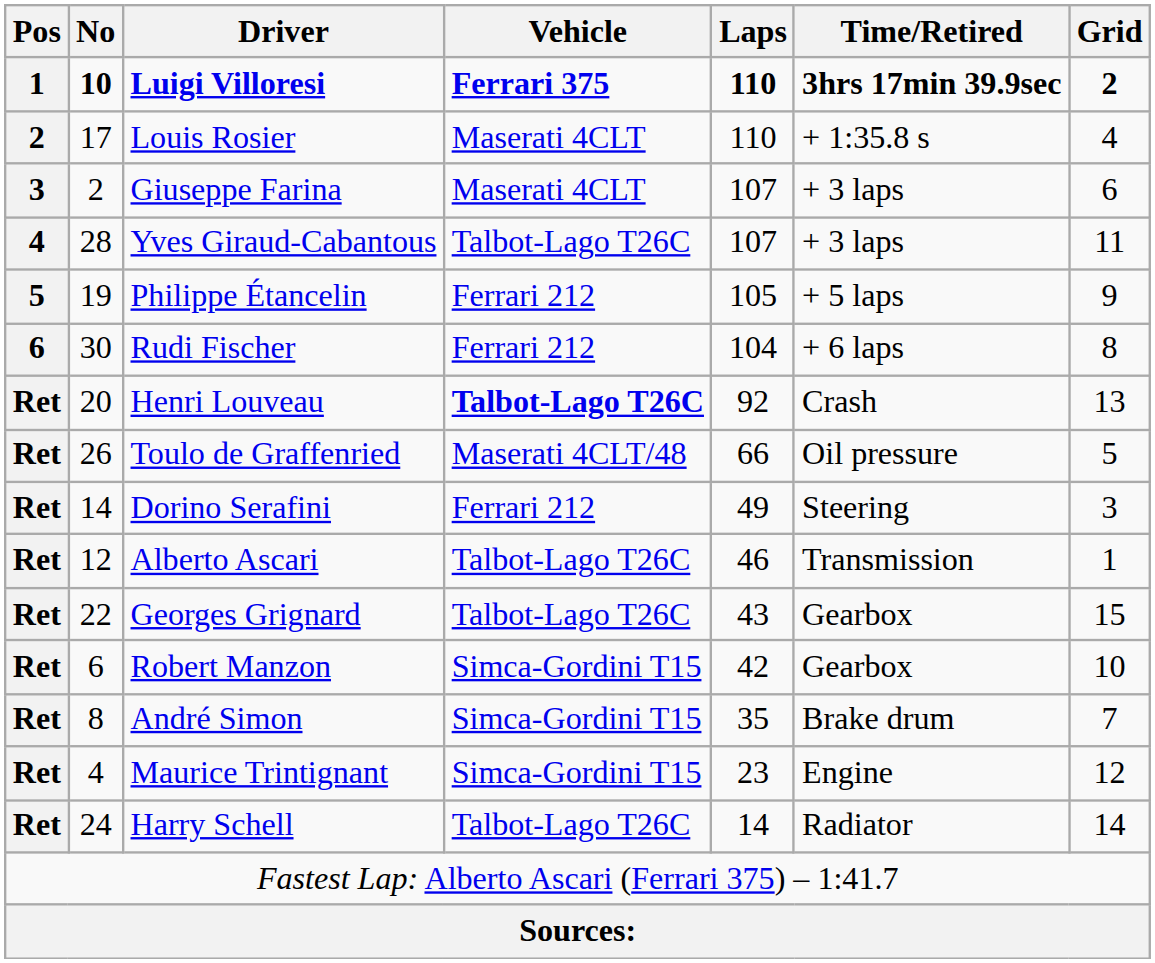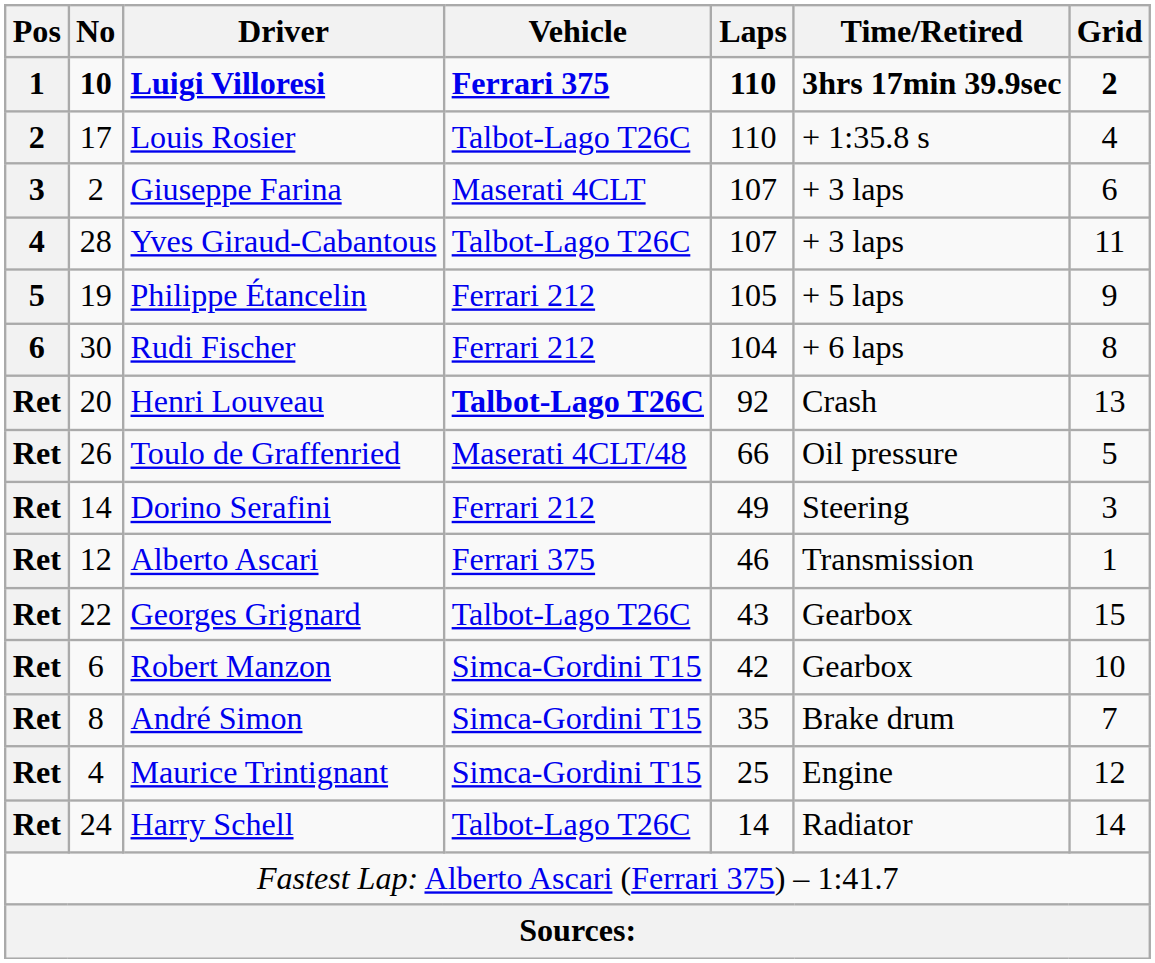(549, 136) Maserati 4CLT -> (571, 136) Talbot-Lago T26C
(571, 560) Talbot-Lago T26C -> (523, 560) Ferrari 375
(753, 771) 23 -> (753, 771) 25
